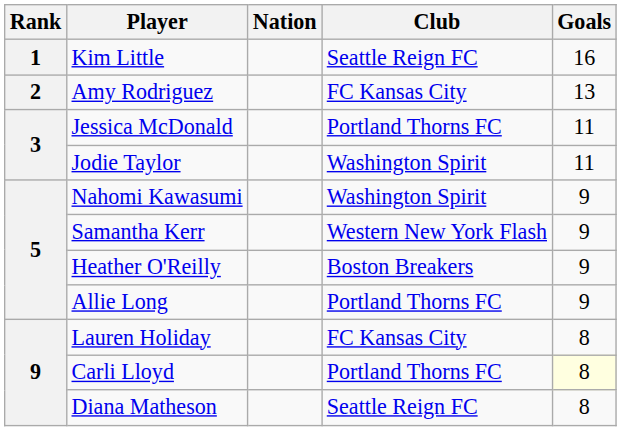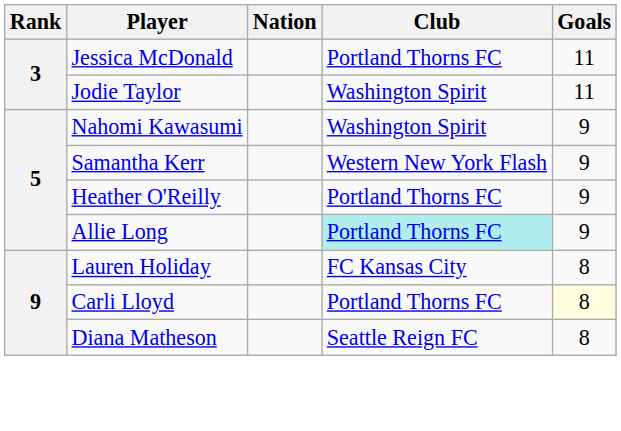- row: (118, 57)
- row: (142, 92)
(400, 267) Boston Breakers -> (414, 197) Portland Thorns FC
(414, 302) no background -> (414, 232) paleturquoise background
